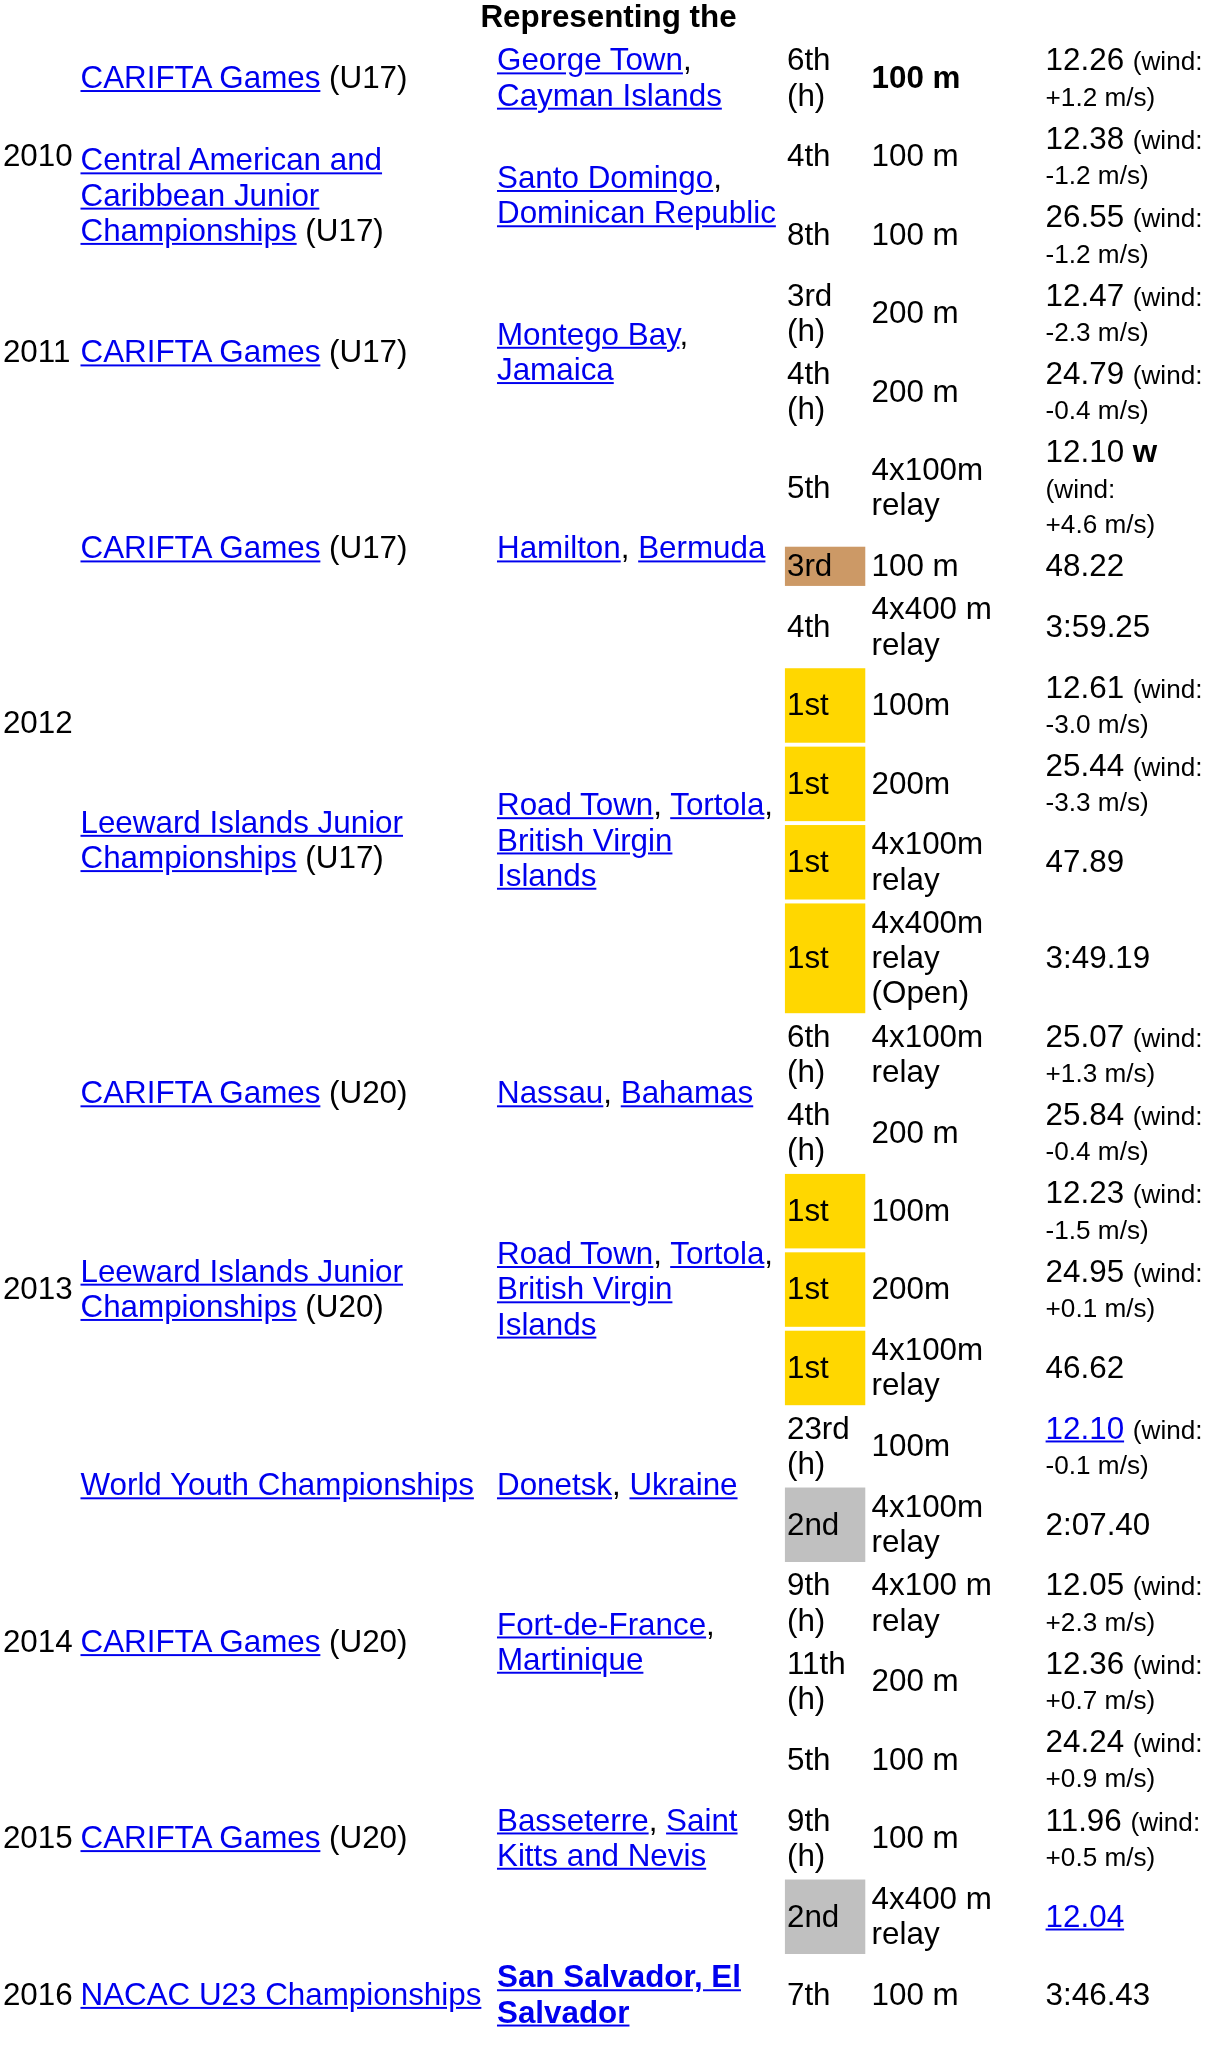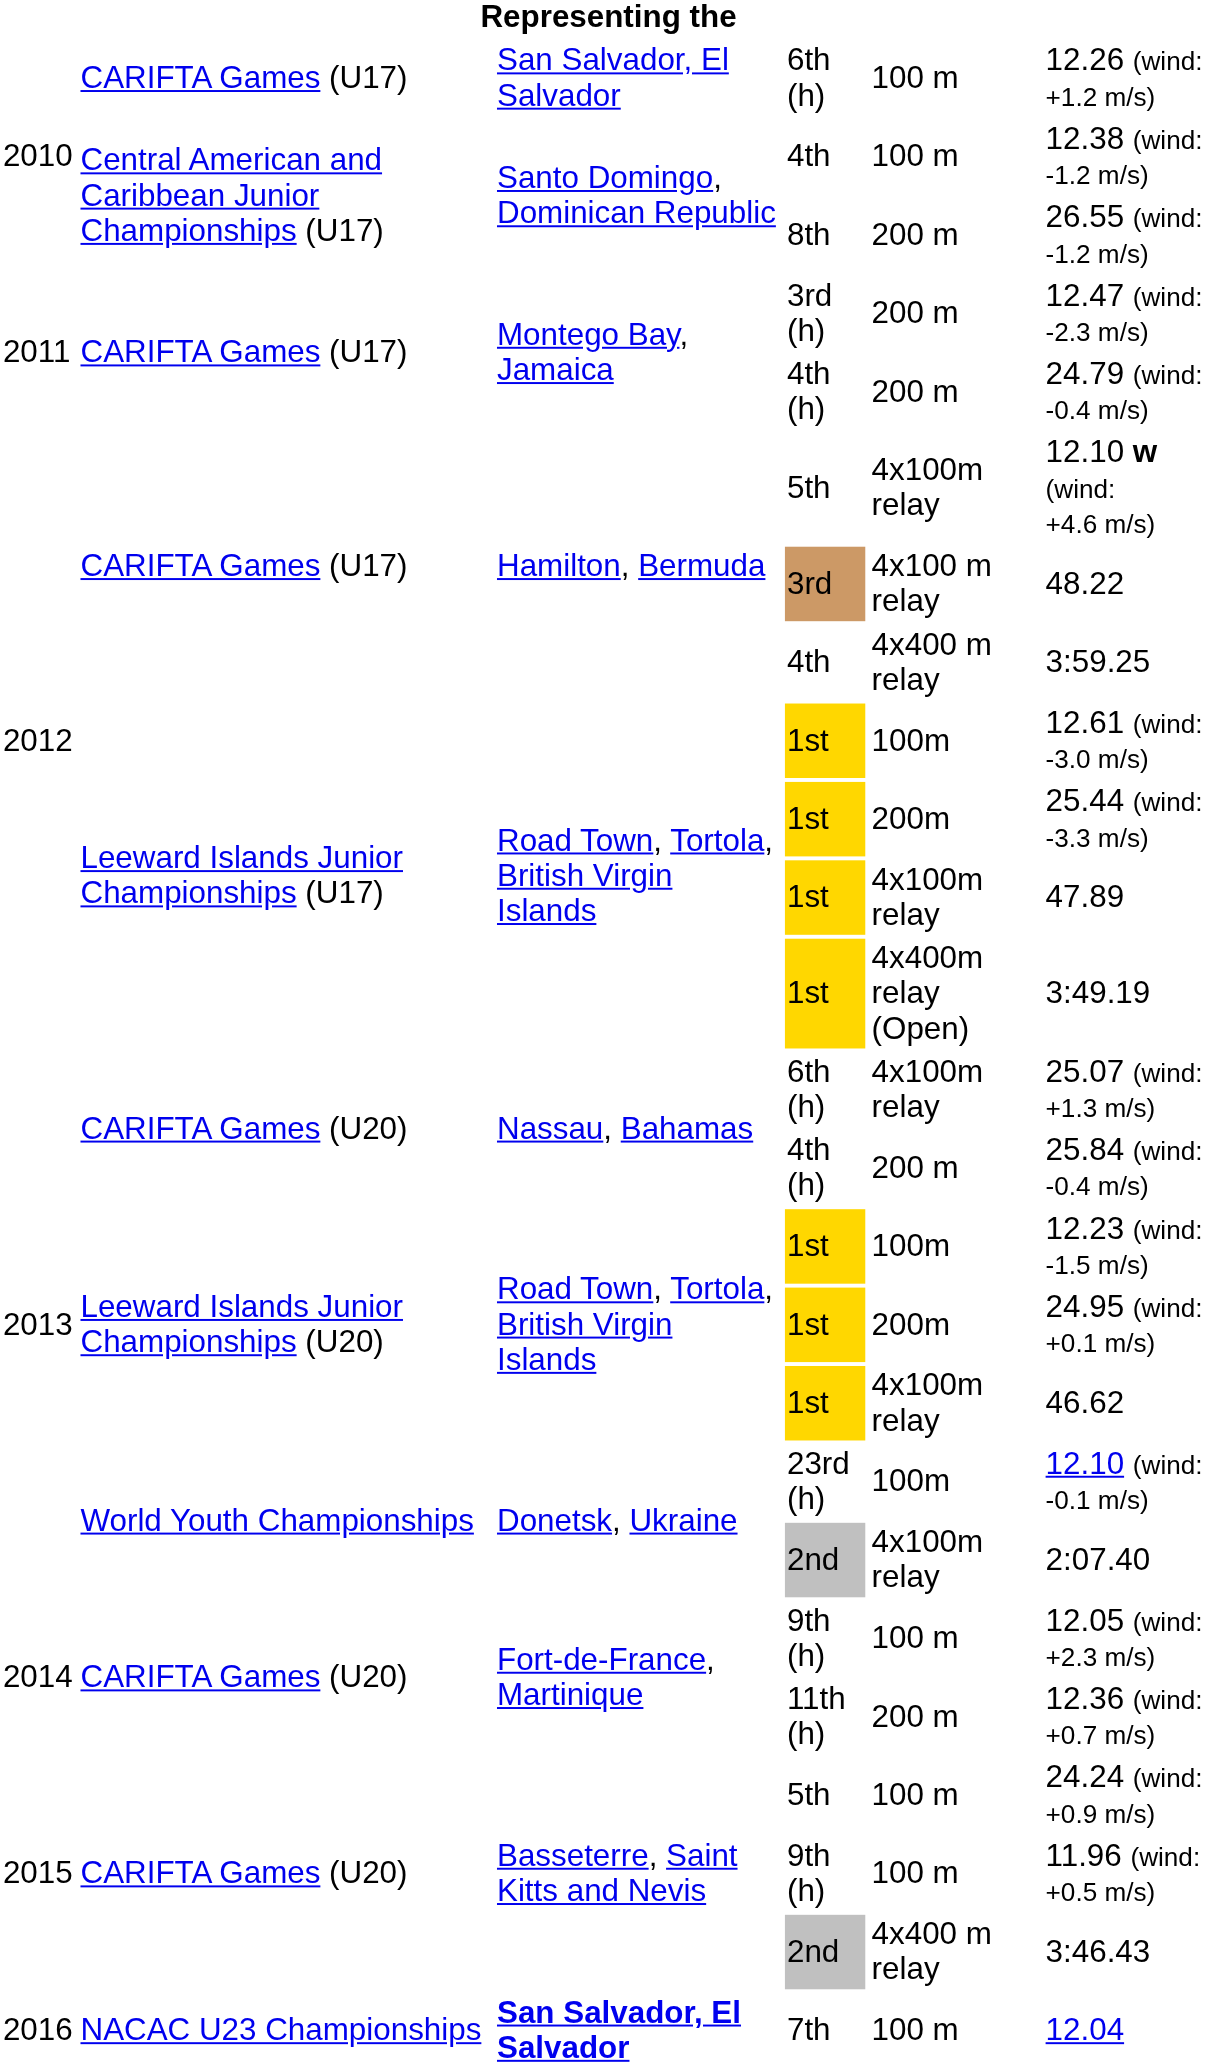(609, 77) George Town, Cayman Islands -> (613, 77) San Salvador, El Salvador
(916, 77) bold -> (915, 77) normal
(915, 234) 100 m -> (915, 234) 200 m
(915, 565) 100 m -> (932, 583) 4x100 m relay
(932, 1602) 4x100 m relay -> (915, 1637) 100 m
(1085, 1916) 12.04 -> (1098, 1951) 3:46.43
(1098, 1994) 3:46.43 -> (1085, 2029) 12.04
